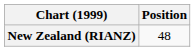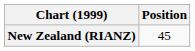(164, 35) 48 -> (164, 35) 45
